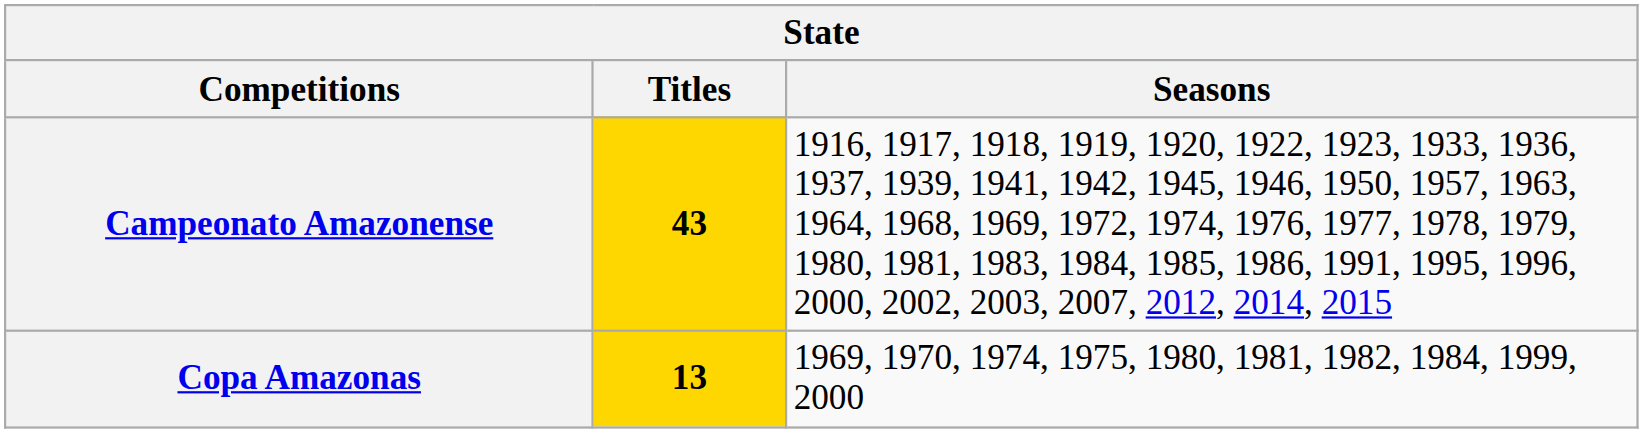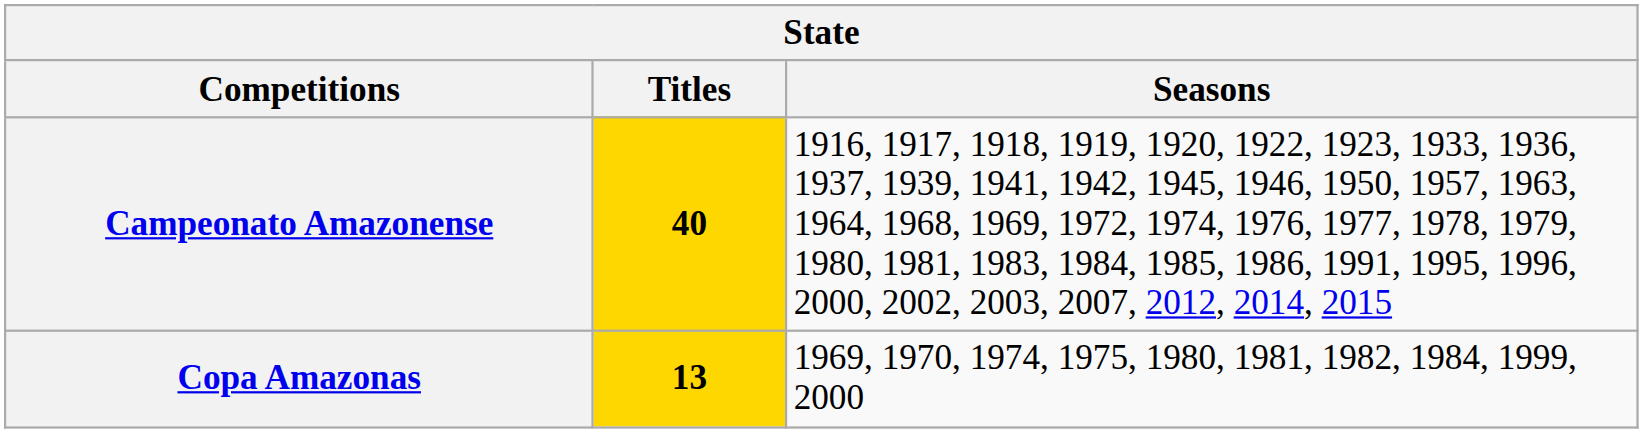(689, 223) 43 -> (689, 223) 40
